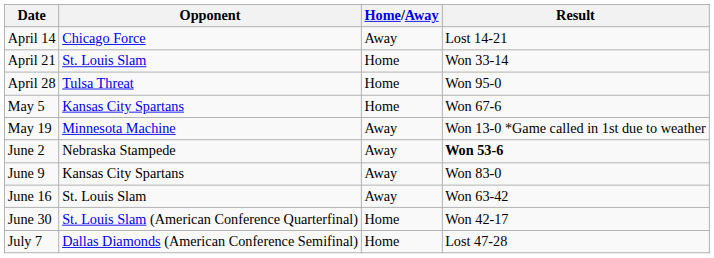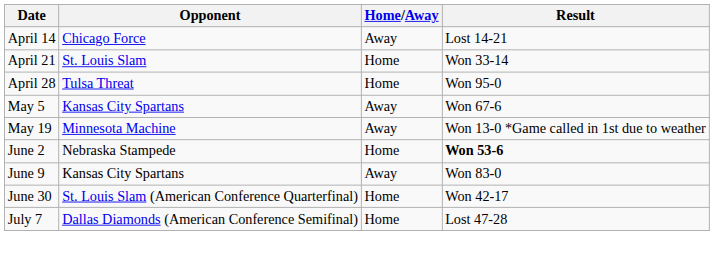(382, 106) Home -> (381, 106) Away
(381, 151) Away -> (382, 151) Home
- row: (30, 196)
